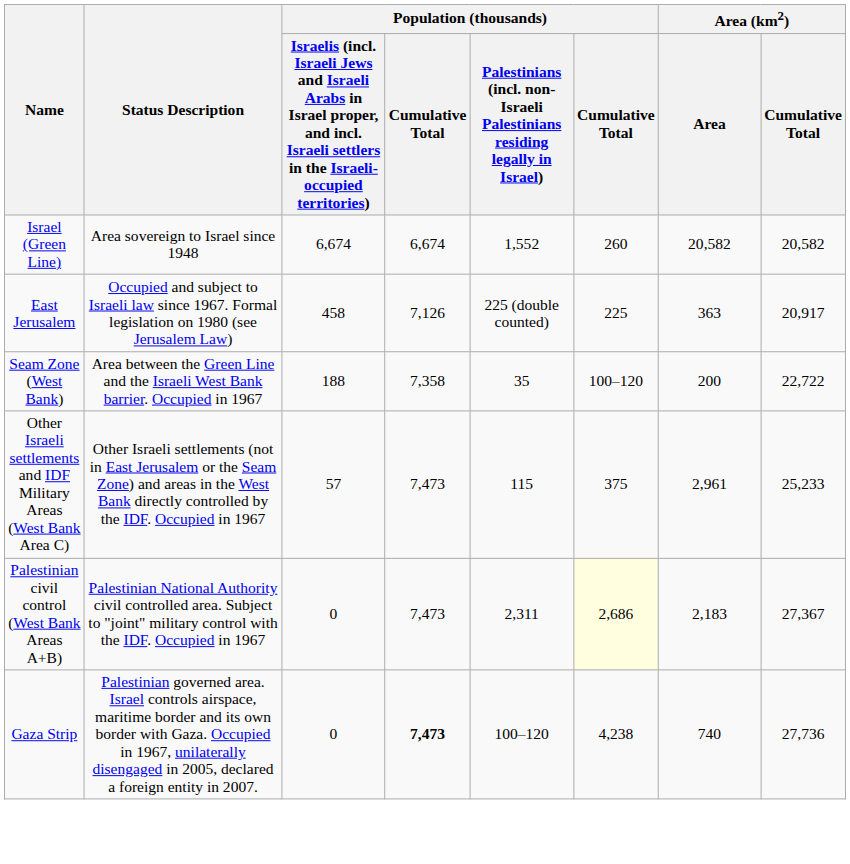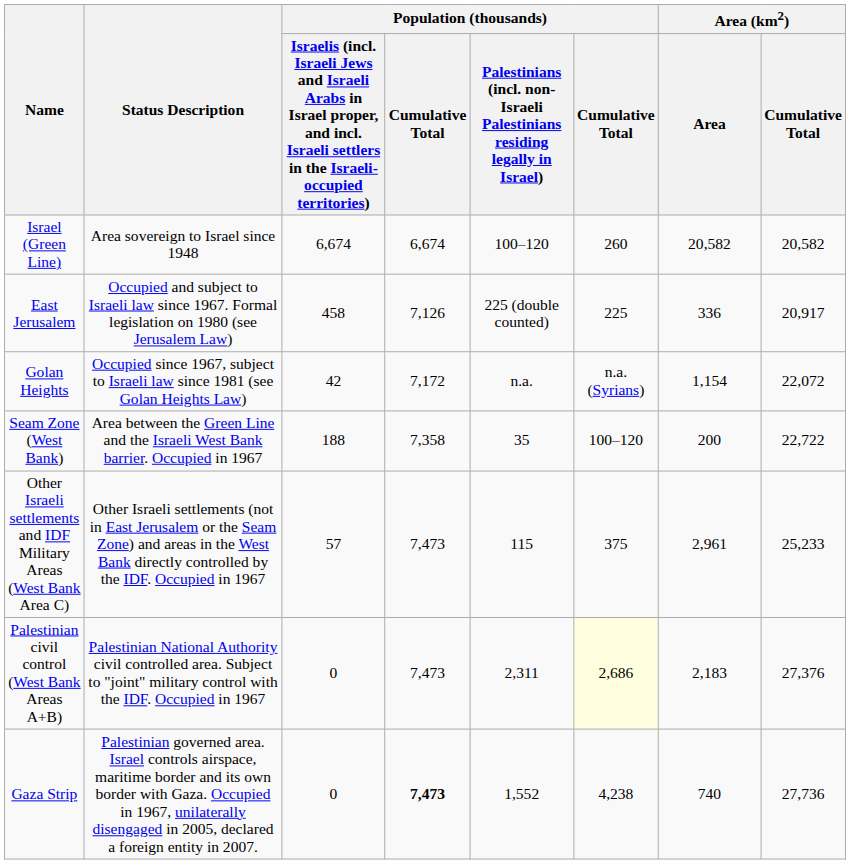(522, 244) 1,552 -> (522, 244) 100–120
(709, 313) 363 -> (709, 313) 336
+ row: (44, 381)
(803, 613) 27,367 -> (803, 673) 27,376
(522, 734) 100–120 -> (522, 794) 1,552
